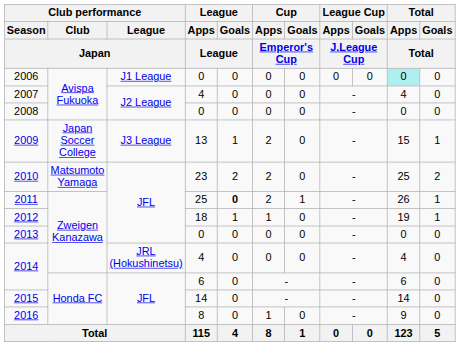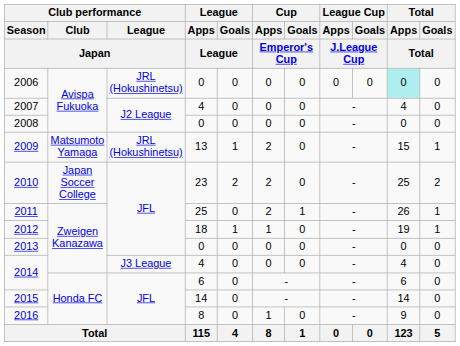(146, 77) J1 League -> (146, 83) JRL (Hokushinetsu)
(77, 141) Japan Soccer College -> (77, 147) Matsumoto Yamaga
(146, 141) J3 League -> (146, 147) JRL (Hokushinetsu)
(77, 176) Matsumoto Yamaga -> (77, 182) Japan Soccer College
(235, 200) bold -> (235, 212) normal
(146, 258) JRL (Hokushinetsu) -> (146, 264) J3 League
